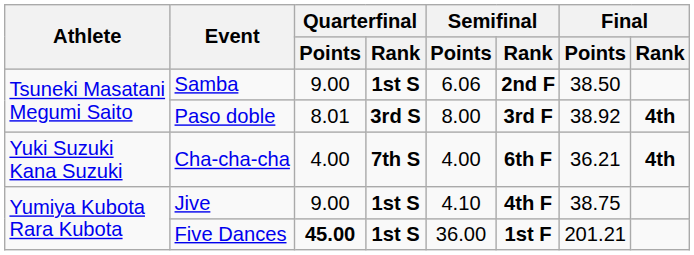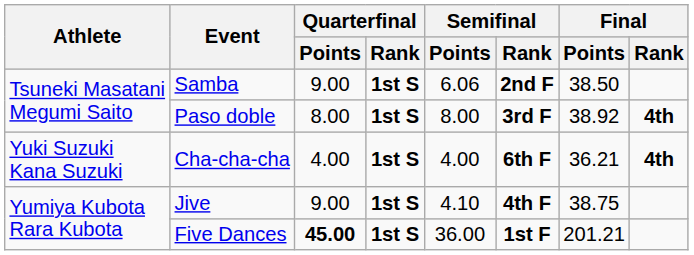(330, 117) 8.01 -> (330, 117) 8.00
(396, 117) 3rd S -> (395, 117) 1st S
(396, 160) 7th S -> (395, 160) 1st S
